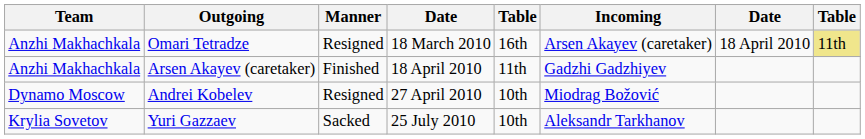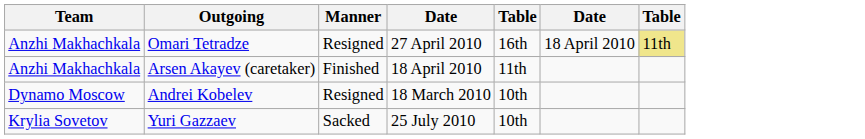- column: (628, 17)
(441, 43) 18 March 2010 -> (436, 43) 27 April 2010
(436, 95) 27 April 2010 -> (441, 95) 18 March 2010
